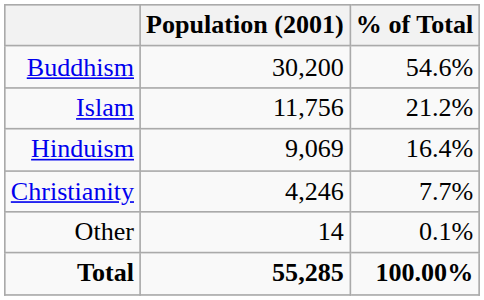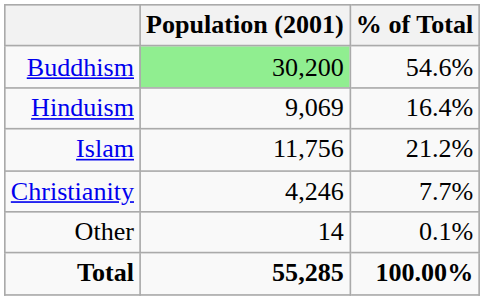(308, 66) no background -> (308, 66) lightgreen background
rows swapped: (105, 107) <-> (83, 149)
